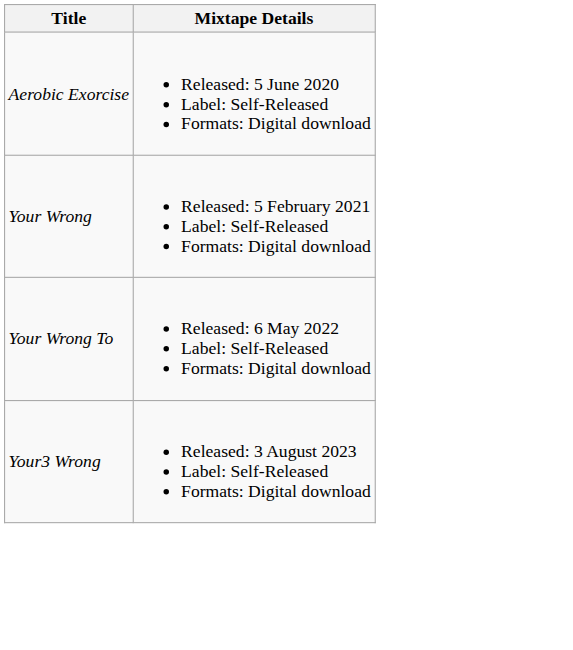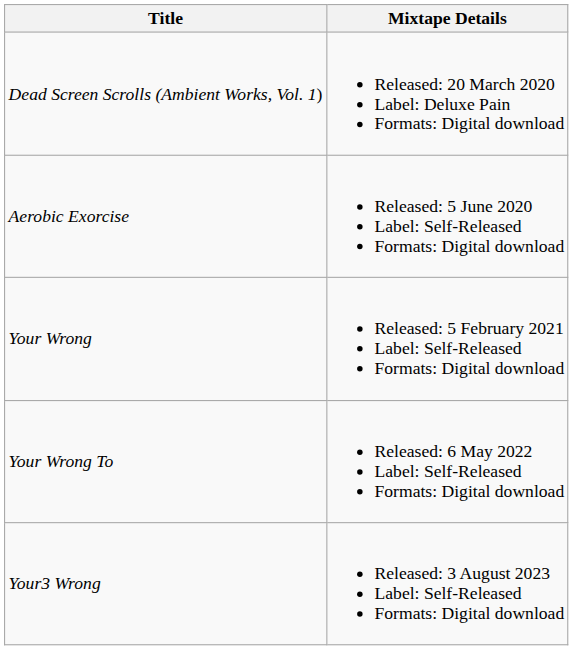+ row: (166, 93)
